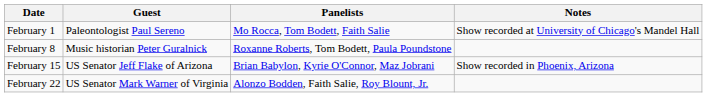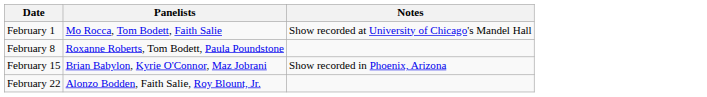- column: (147, 13)
